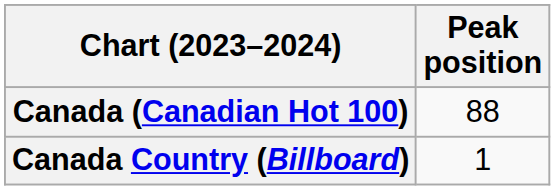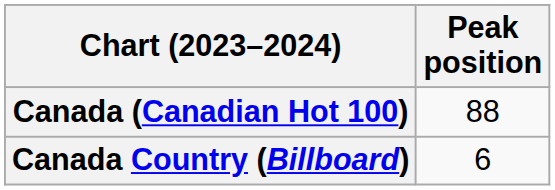(483, 160) 1 -> (483, 160) 6
